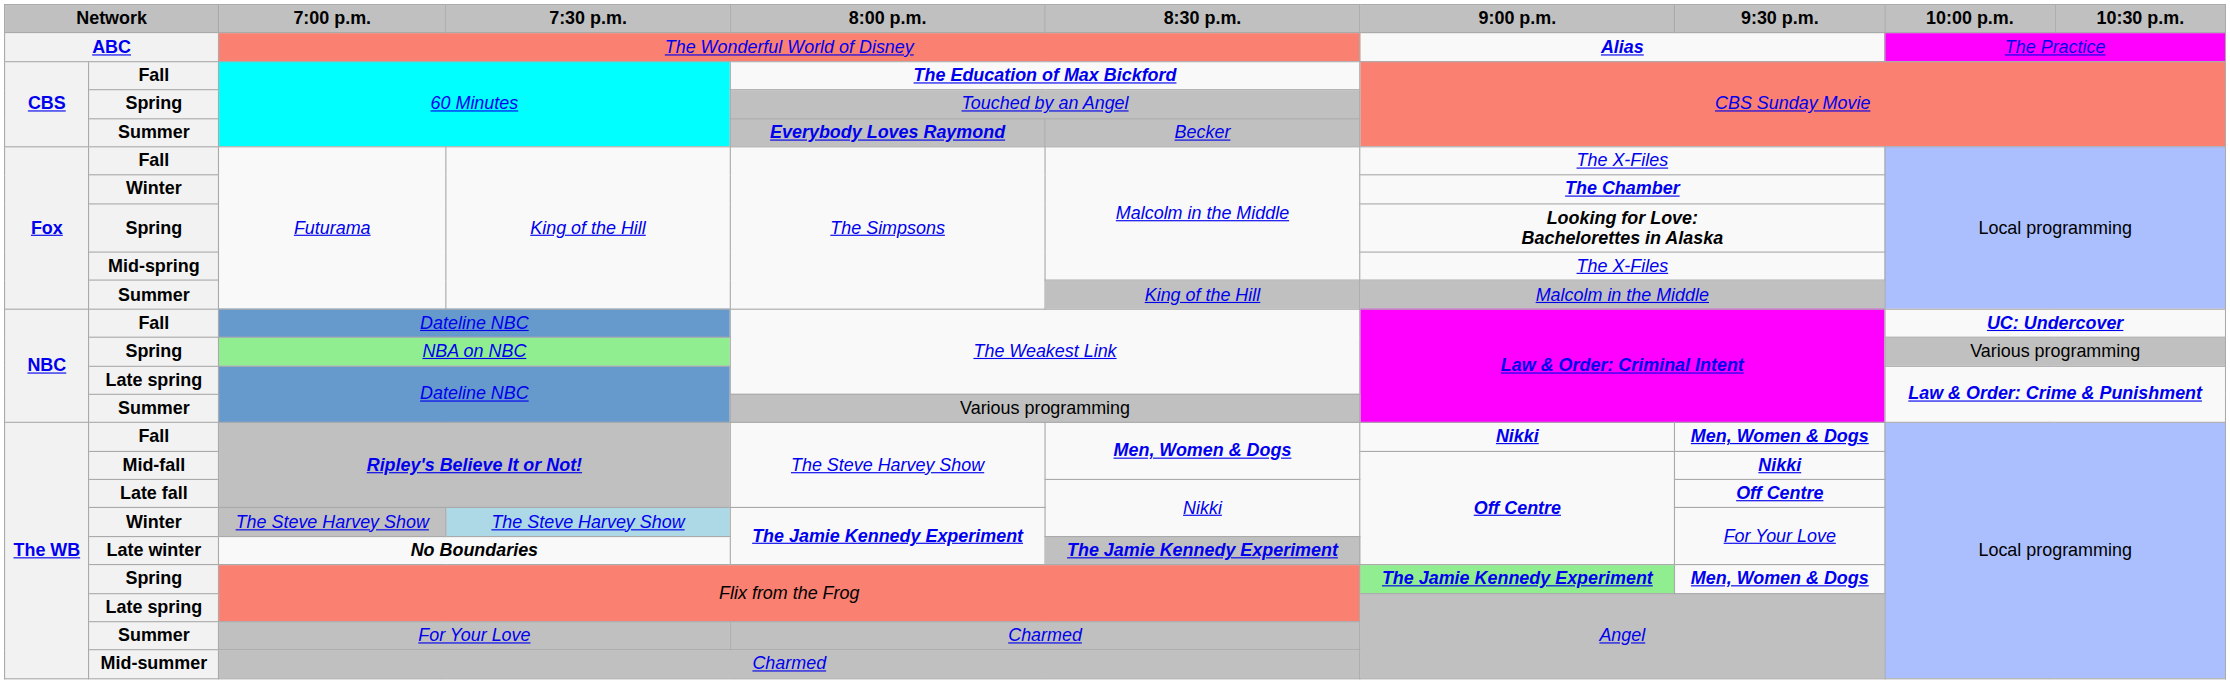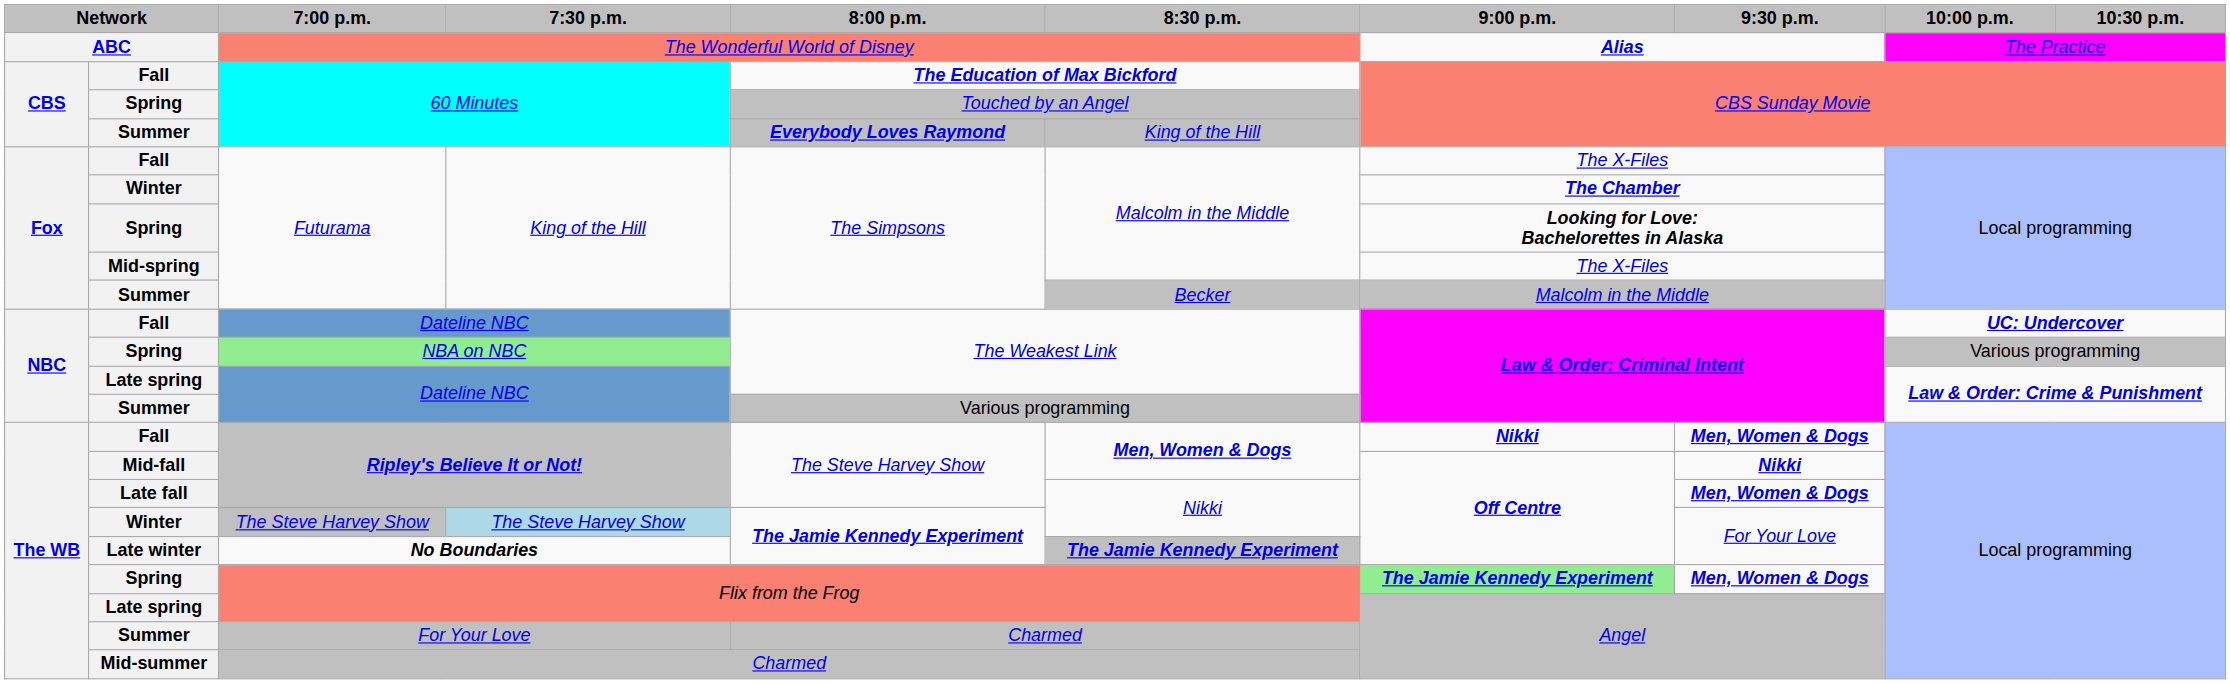(1202, 132) Becker -> (1202, 132) King of the Hill
(1202, 294) King of the Hill -> (1202, 294) Becker
(1780, 493) Off Centre -> (1780, 493) Men, Women & Dogs
